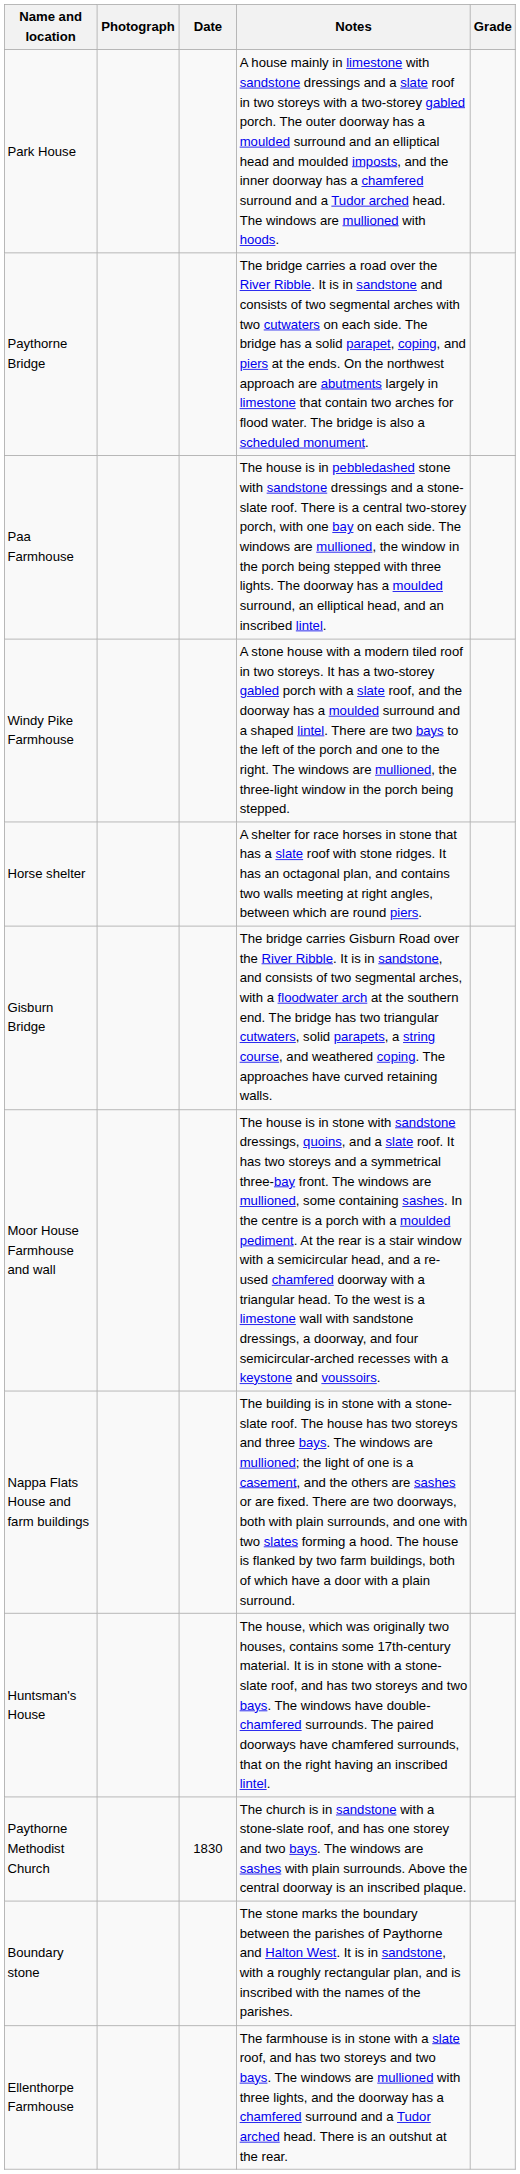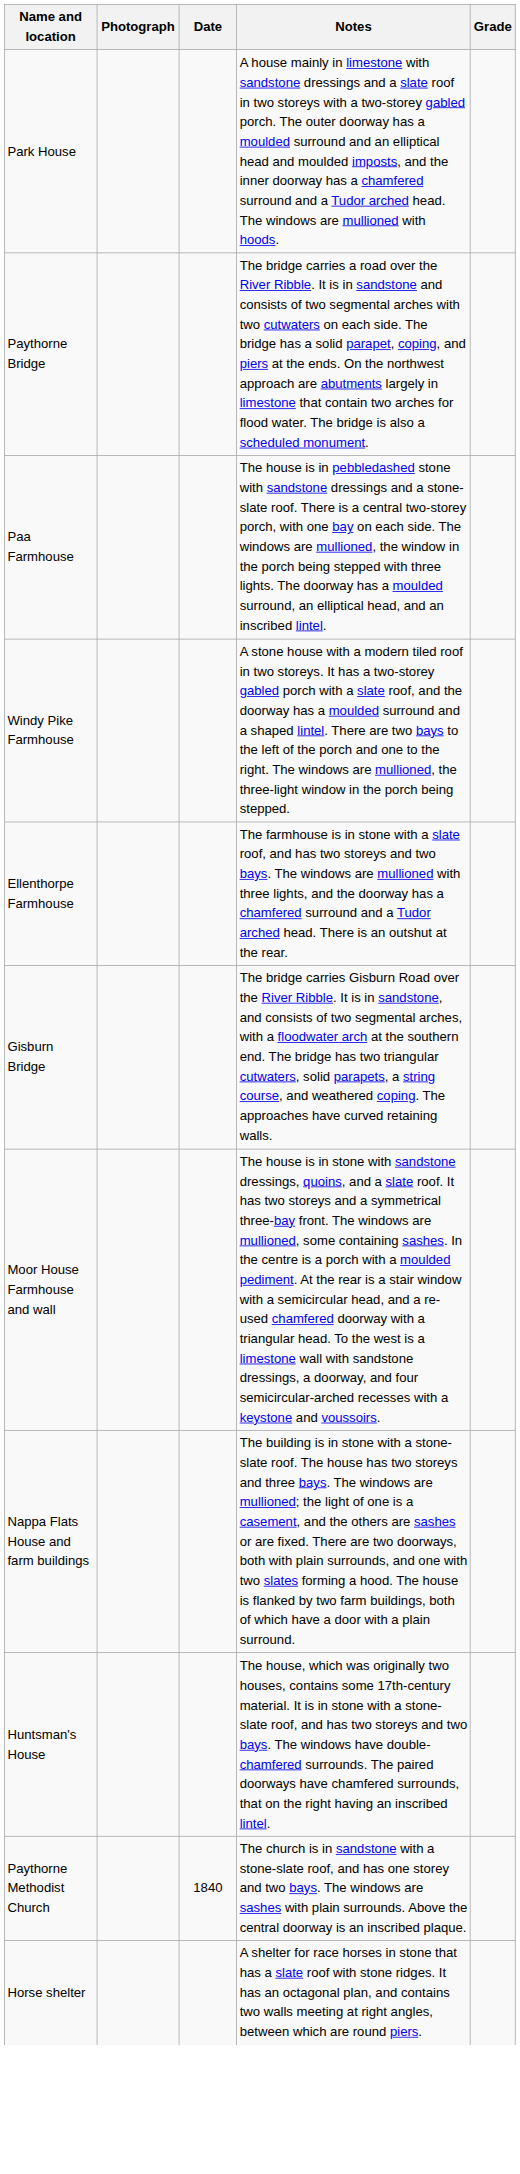rows swapped: (41, 2097) <-> (46, 874)
(208, 1849) 1830 -> (208, 1888) 1840
- row: (36, 1963)
